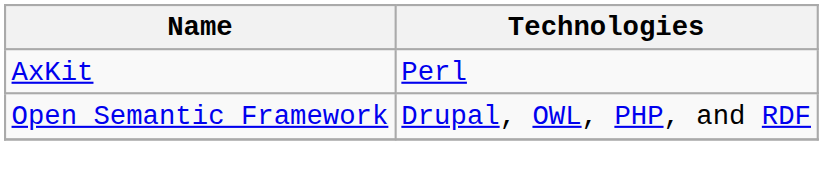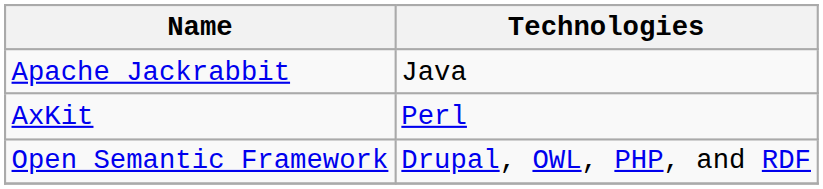+ row: (151, 72)
